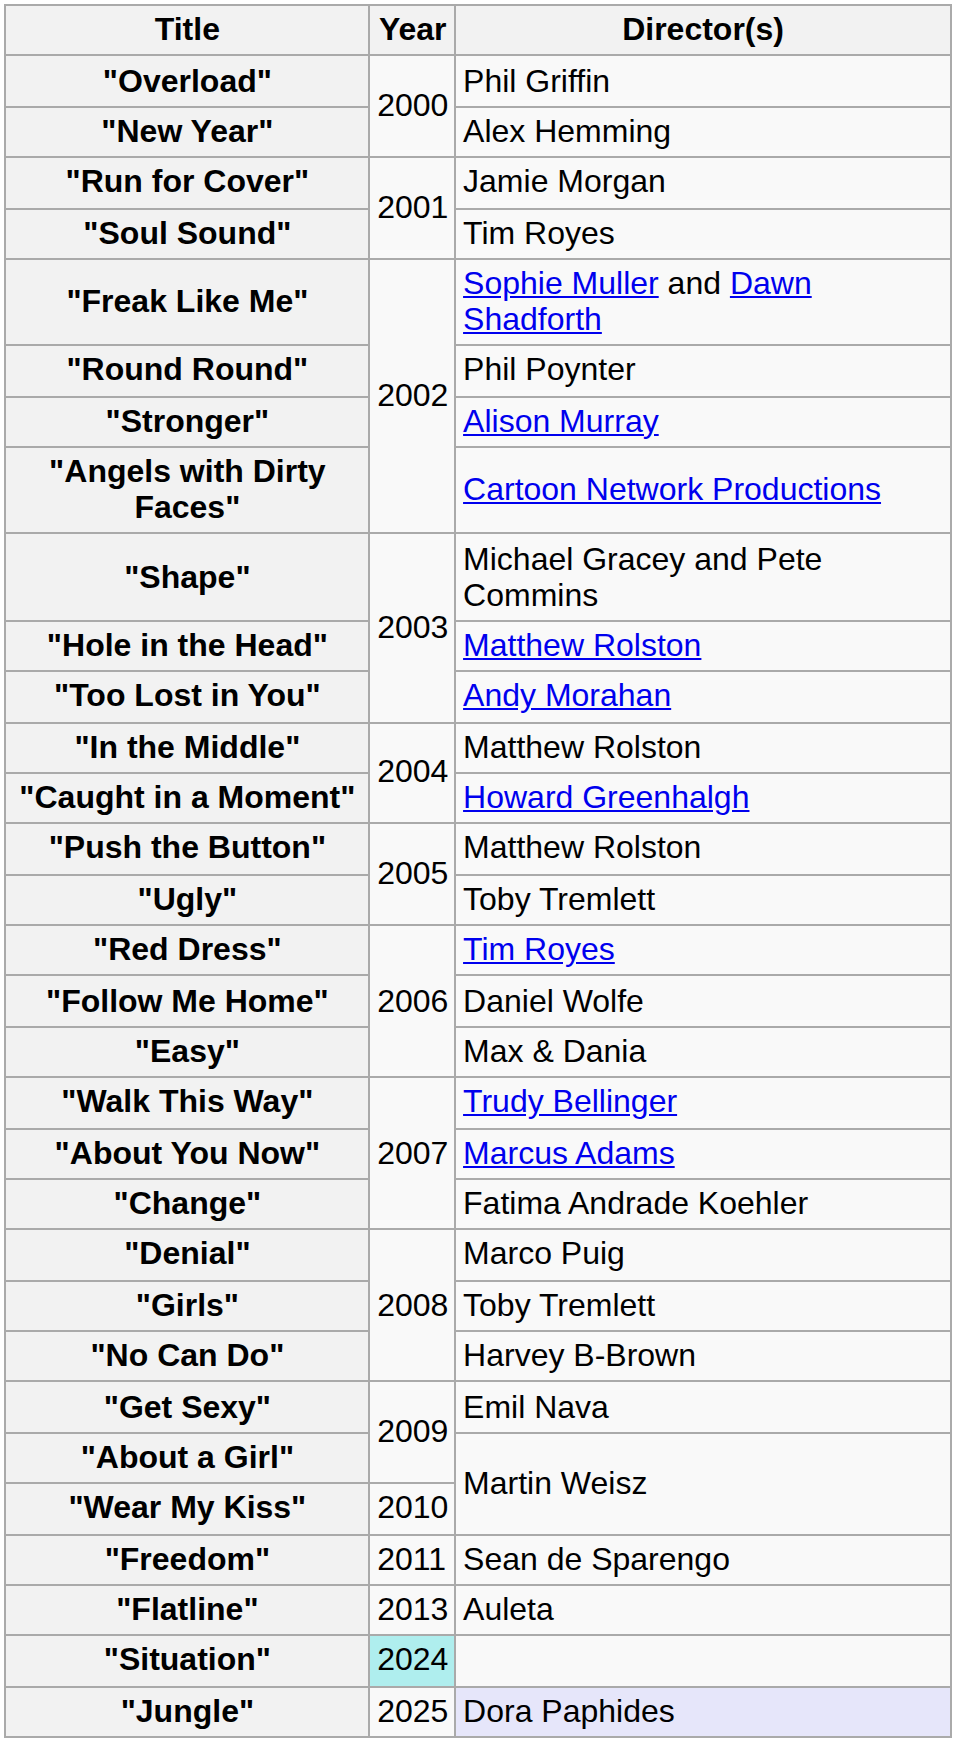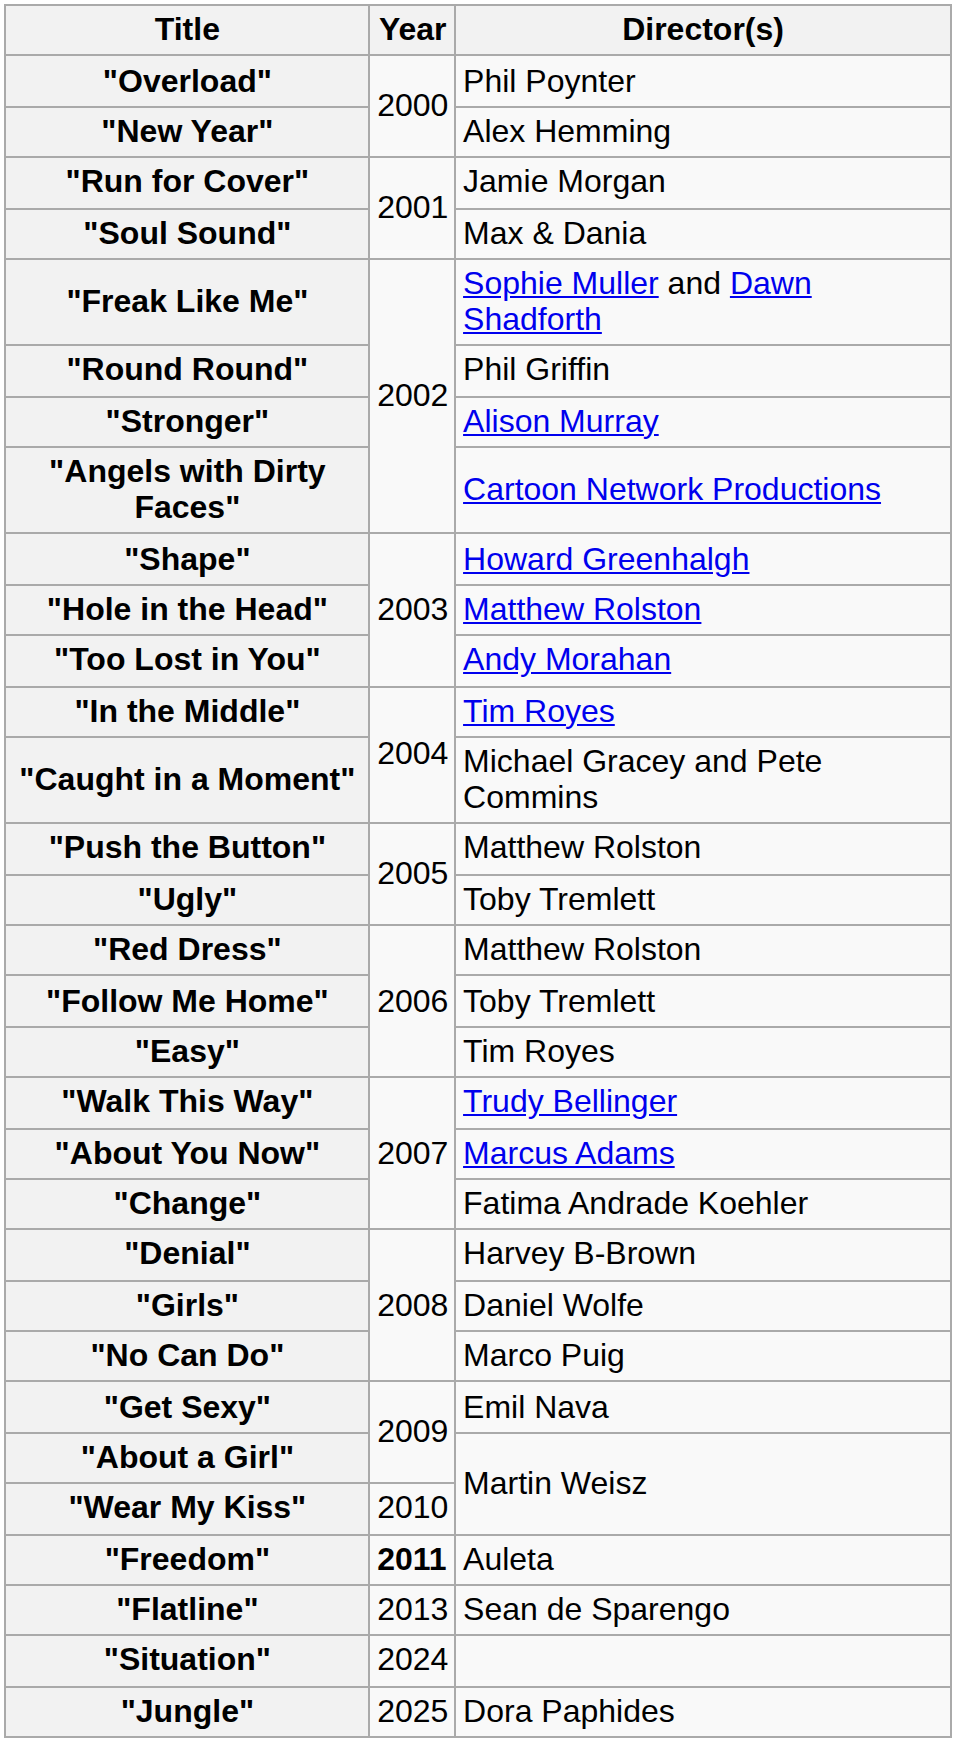(537, 80) Phil Griffin -> (549, 80) Phil Poynter
(539, 232) Tim Royes -> (555, 232) Max & Dania
(549, 370) Phil Poynter -> (537, 370) Phil Griffin
(643, 576) Michael Gracey and Pete Commins -> (606, 558) Howard Greenhalgh
(582, 746) Matthew Rolston -> (539, 710) Tim Royes
(606, 797) Howard Greenhalgh -> (643, 779) Michael Gracey and Pete Commins
(539, 949) Tim Royes -> (582, 949) Matthew Rolston
(553, 1000) Daniel Wolfe -> (559, 1000) Toby Tremlett
(555, 1051) Max & Dania -> (539, 1051) Tim Royes
(544, 1254) Marco Puig -> (580, 1254) Harvey B-Brown
(559, 1305) Toby Tremlett -> (553, 1305) Daniel Wolfe
(580, 1355) Harvey B-Brown -> (544, 1355) Marco Puig
(412, 1558) normal -> (412, 1558) bold
(597, 1558) Sean de Sparengo -> (508, 1558) Auleta
(508, 1609) Auleta -> (597, 1609) Sean de Sparengo
(413, 1660) paleturquoise background -> (413, 1660) no background
(569, 1711) lavender background -> (569, 1711) no background
